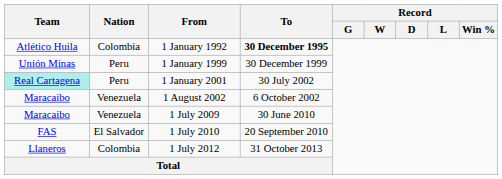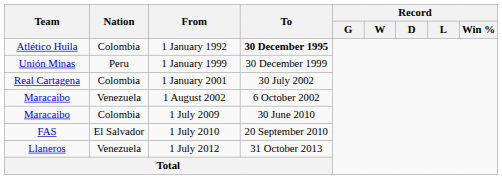(47, 81) paleturquoise background -> (47, 81) no background
(119, 81) Peru -> (119, 81) Colombia
(119, 115) Venezuela -> (119, 115) Colombia
(119, 149) Colombia -> (119, 149) Venezuela
